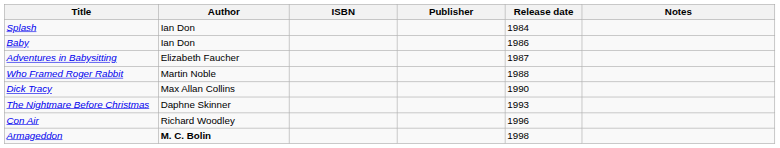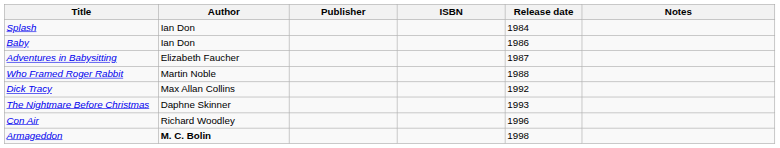columns swapped: (451, 12) <-> (343, 12)
(518, 89) 1990 -> (518, 89) 1992
